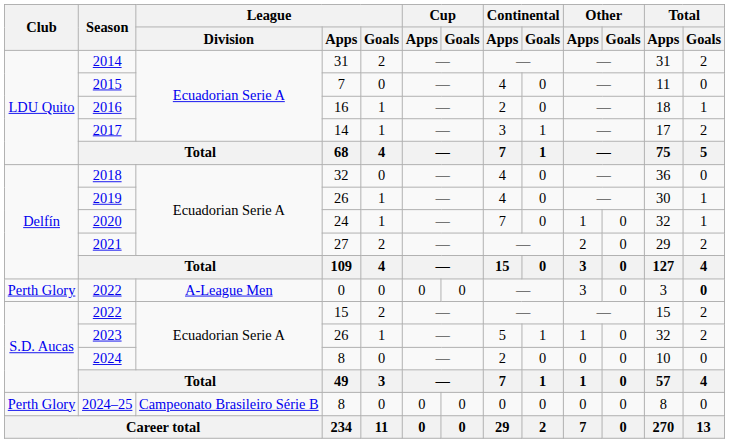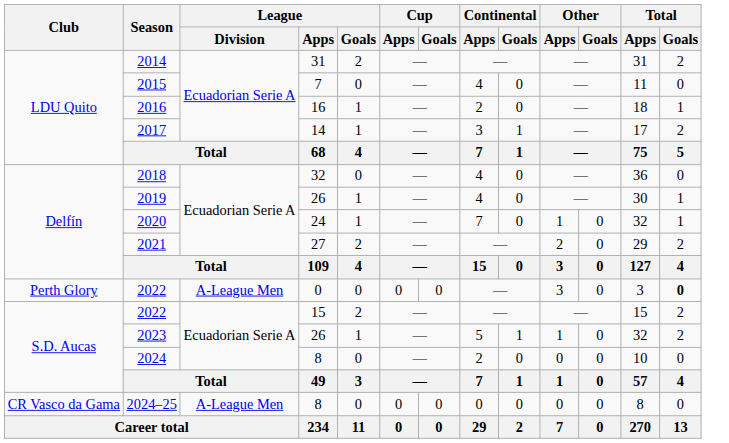(42, 404) Perth Glory -> (64, 404) CR Vasco da Gama
(229, 404) Campeonato Brasileiro Série B -> (240, 404) A-League Men
